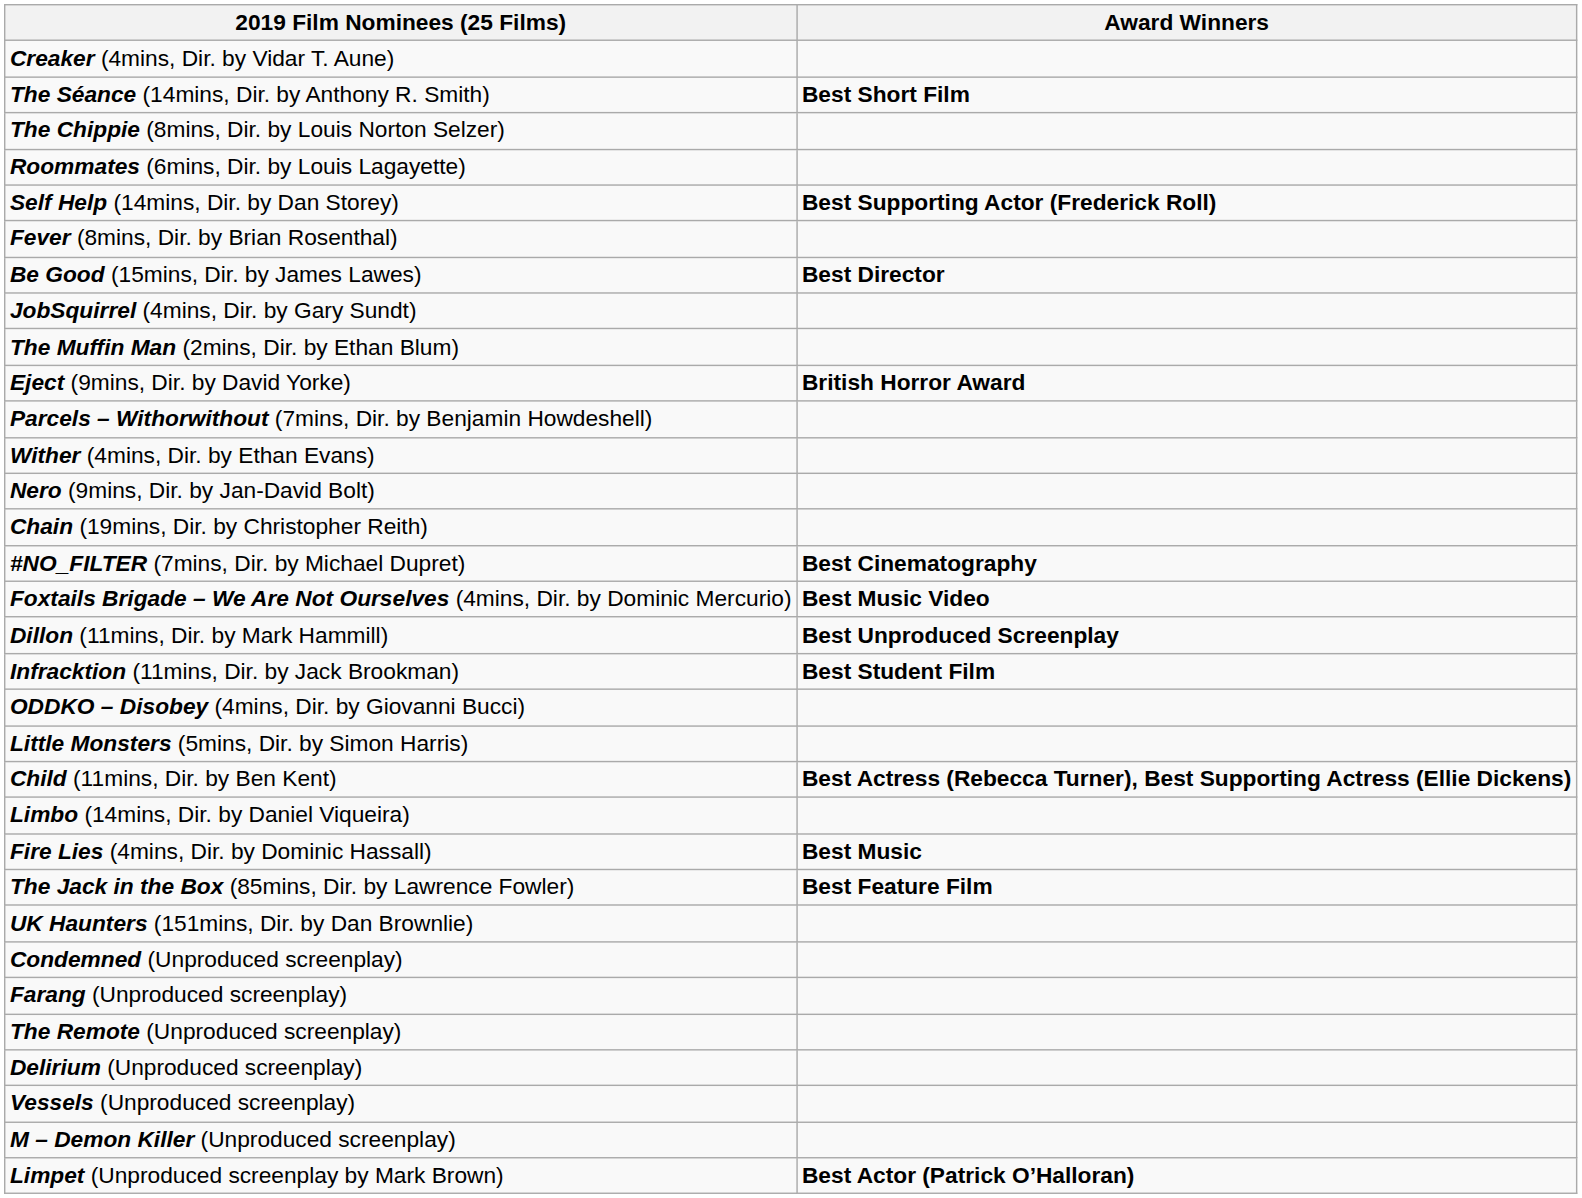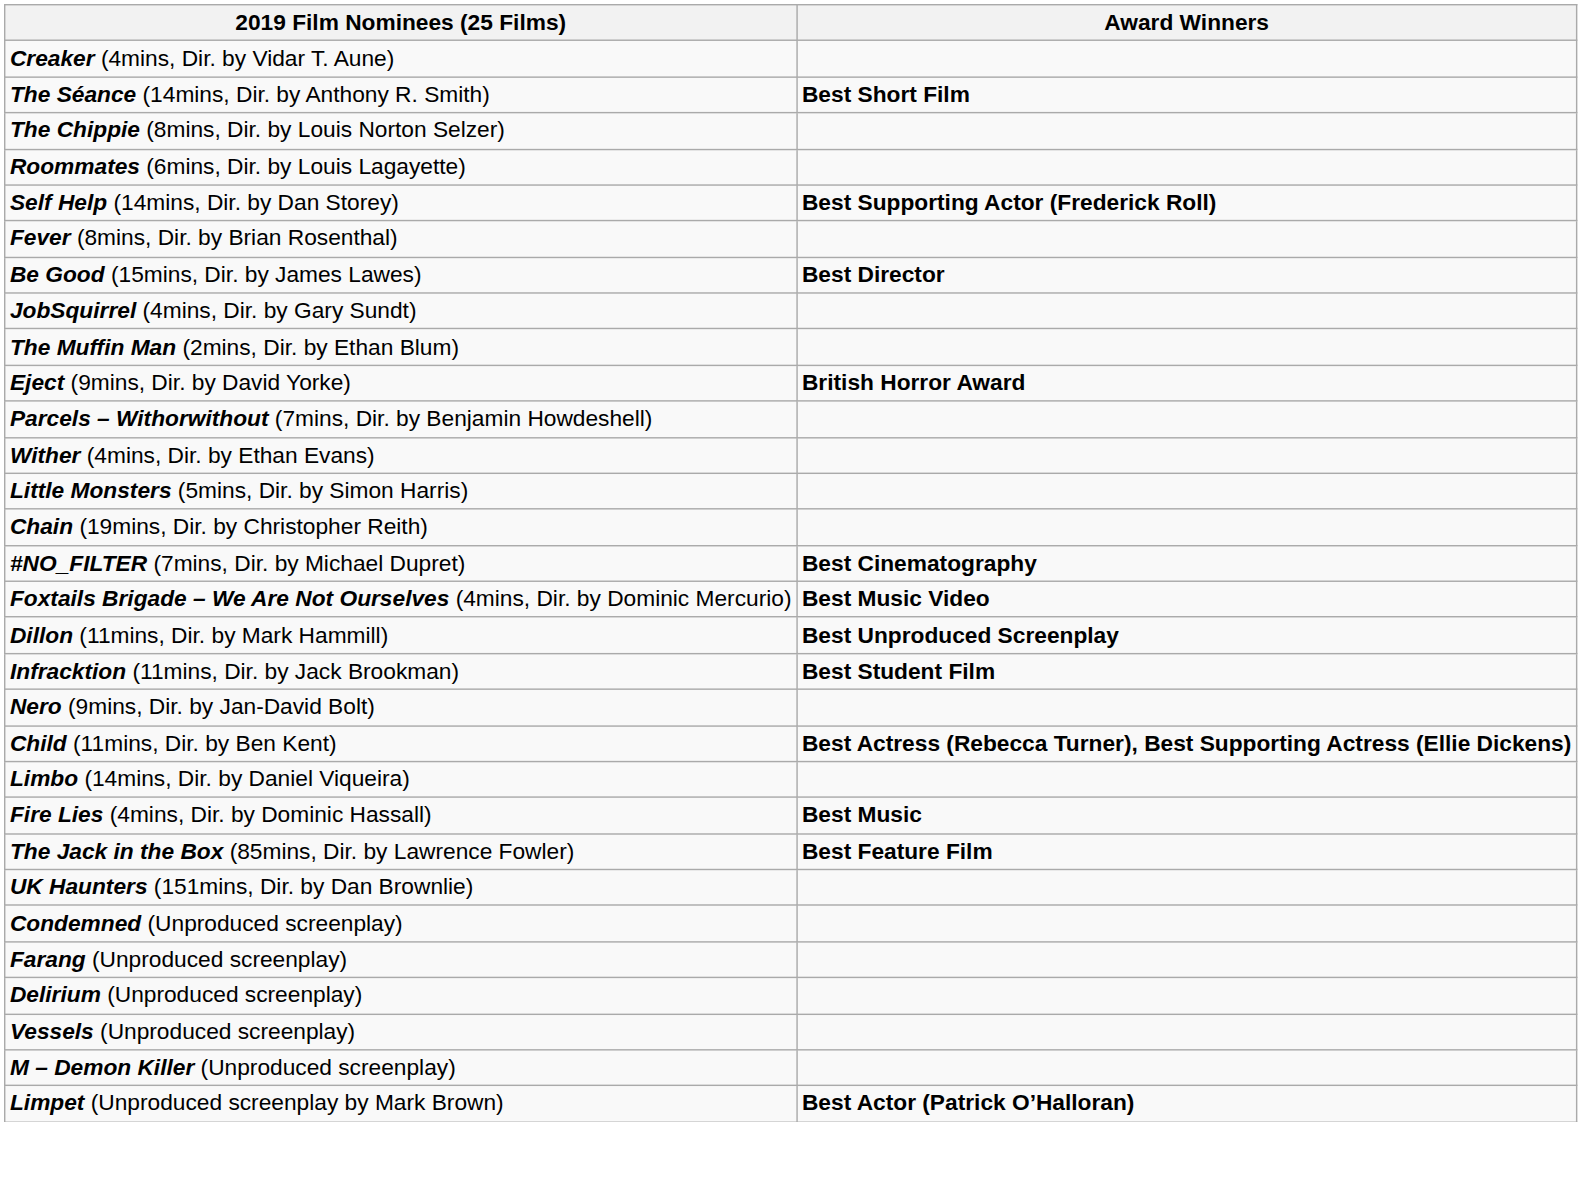rows swapped: (192, 490) <-> (239, 743)
- row: (268, 707)
- row: (206, 1031)
